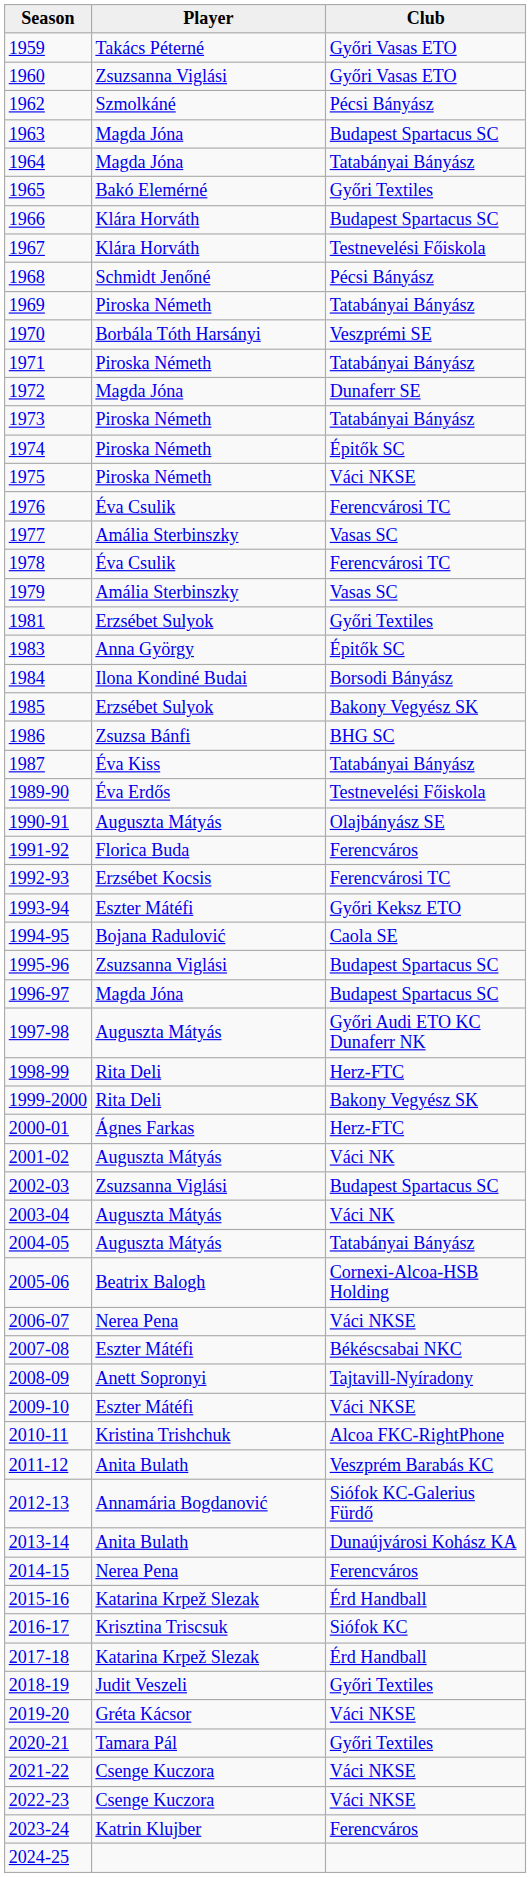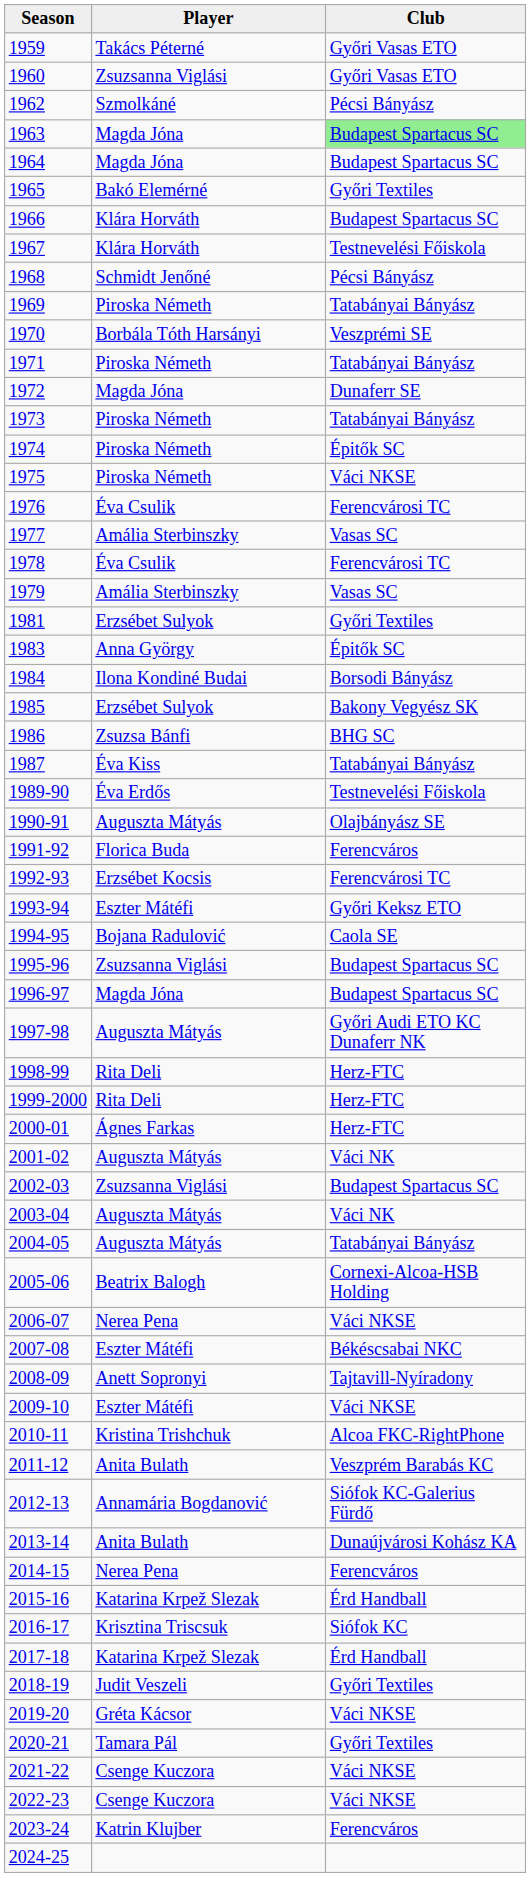(414, 133) no background -> (414, 133) lightgreen background
(402, 162) Tatabányai Bányász -> (414, 162) Budapest Spartacus SC
(404, 1100) Bakony Vegyész SK -> (367, 1100) Herz-FTC
